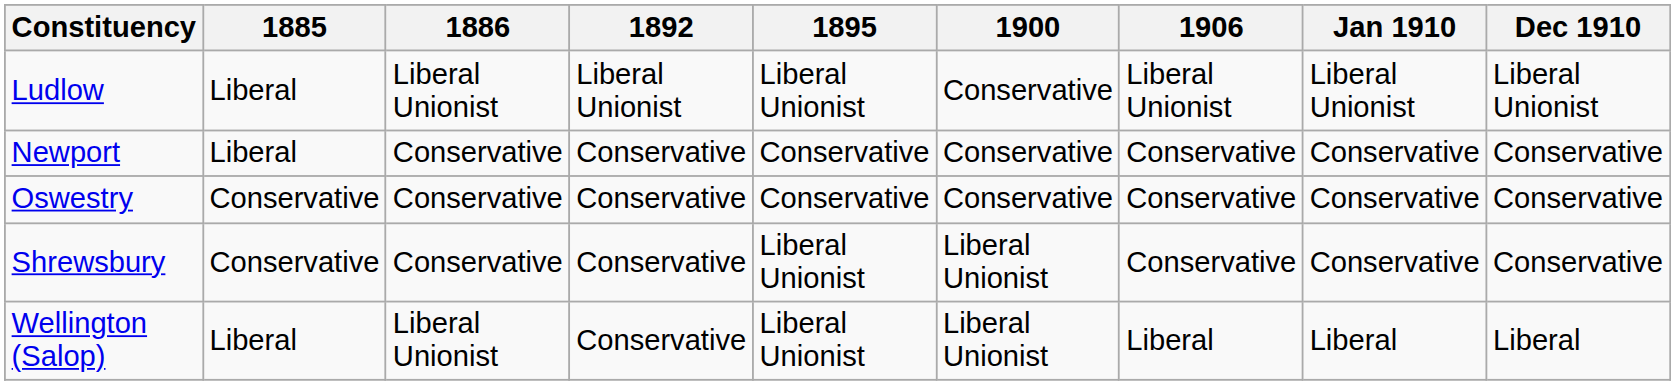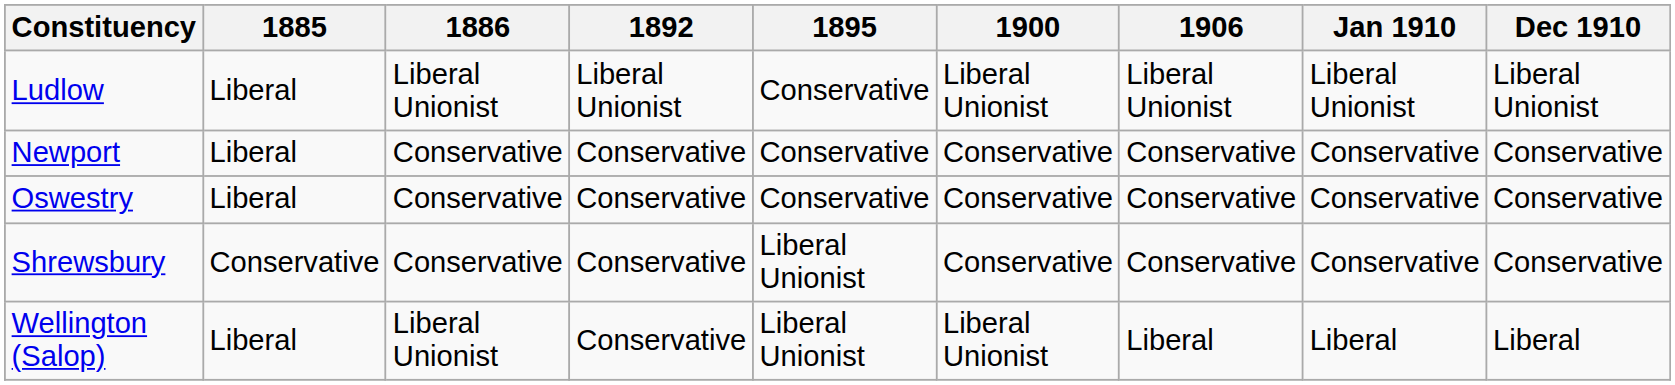(812, 90) Liberal Unionist -> (845, 90) Conservative
(1028, 90) Conservative -> (996, 90) Liberal Unionist
(294, 198) Conservative -> (253, 198) Liberal
(996, 261) Liberal Unionist -> (1028, 261) Conservative
